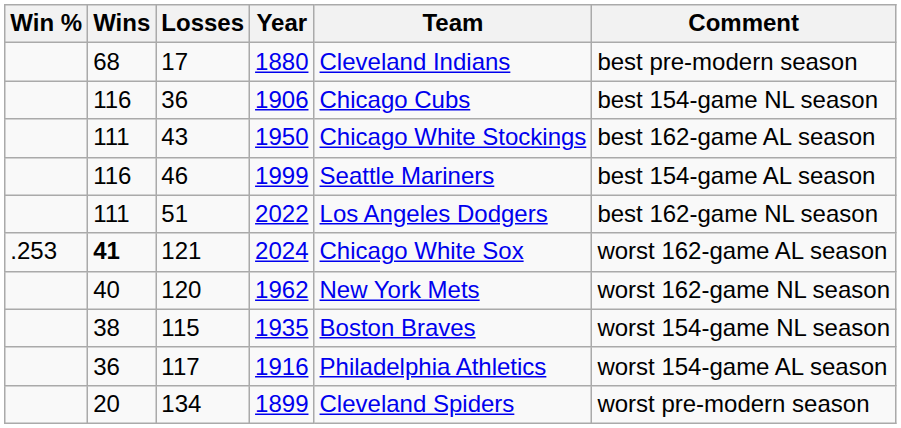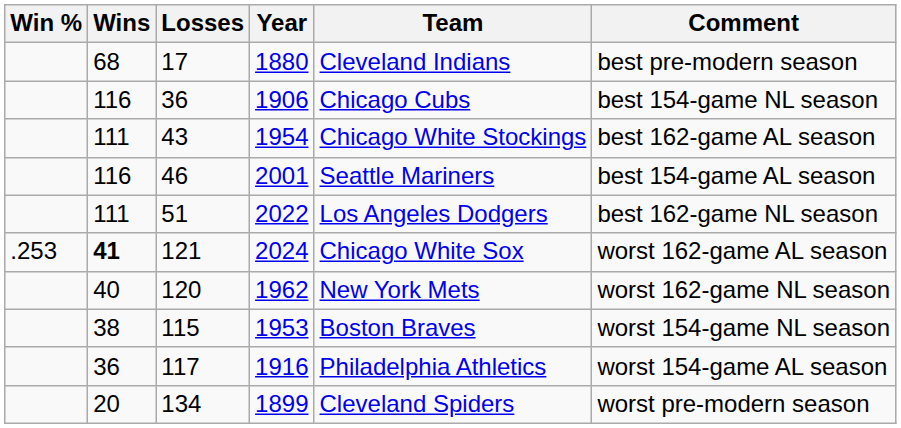(282, 137) 1950 -> (282, 137) 1954
(282, 175) 1999 -> (282, 175) 2001
(282, 328) 1935 -> (282, 328) 1953
